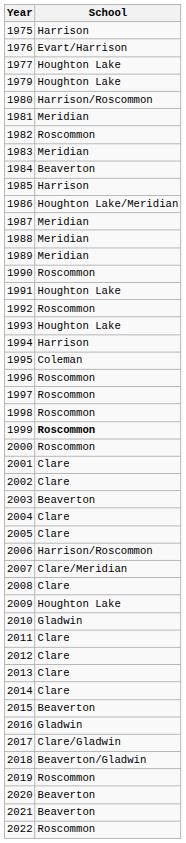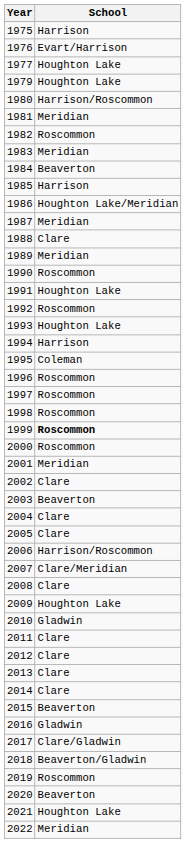(63, 239) Meridian -> (54, 239) Clare
(54, 465) Clare -> (63, 465) Meridian
(66, 812) Beaverton -> (79, 812) Houghton Lake
(66, 830) Roscommon -> (63, 830) Meridian
